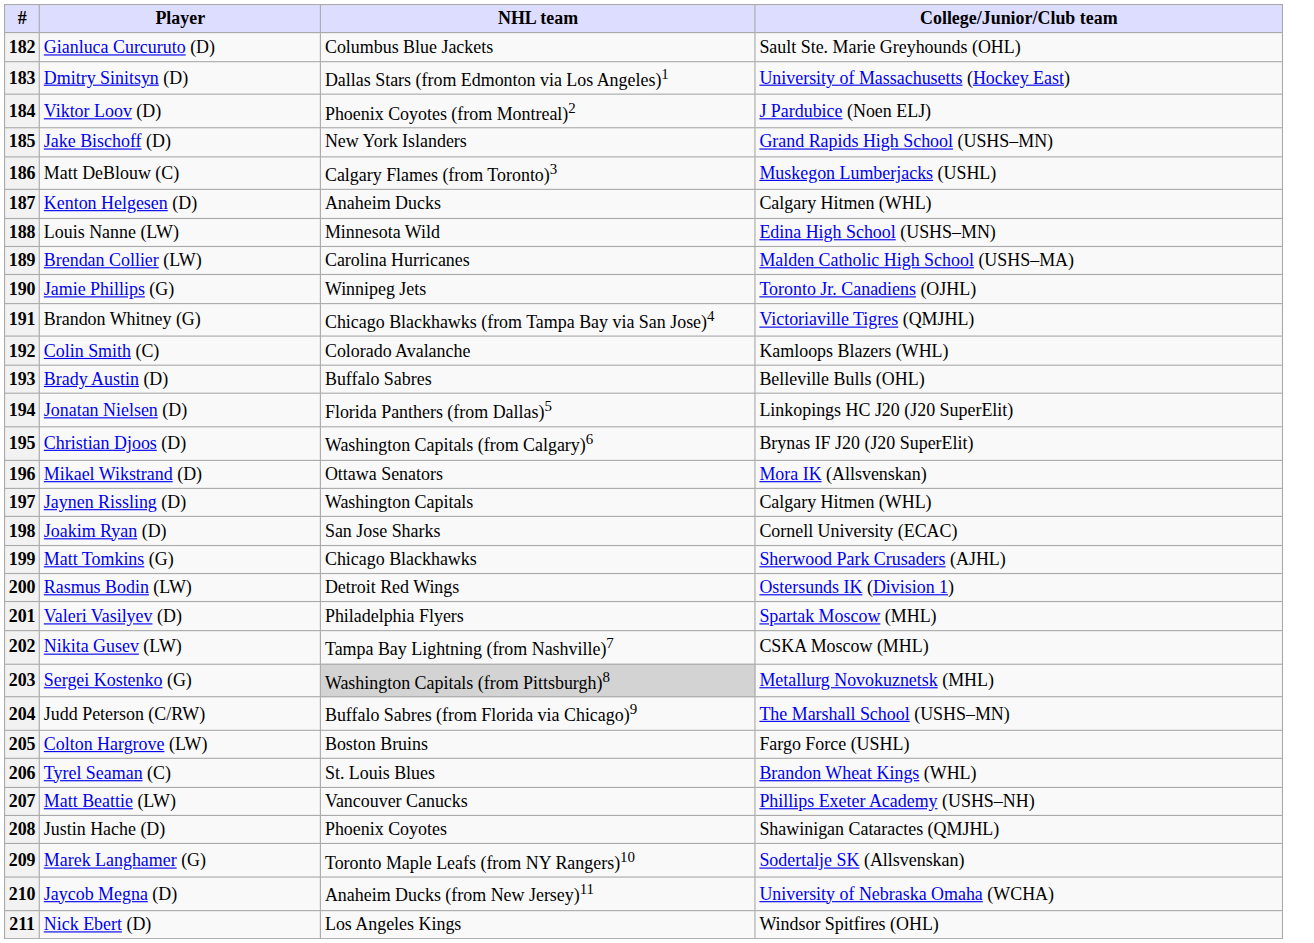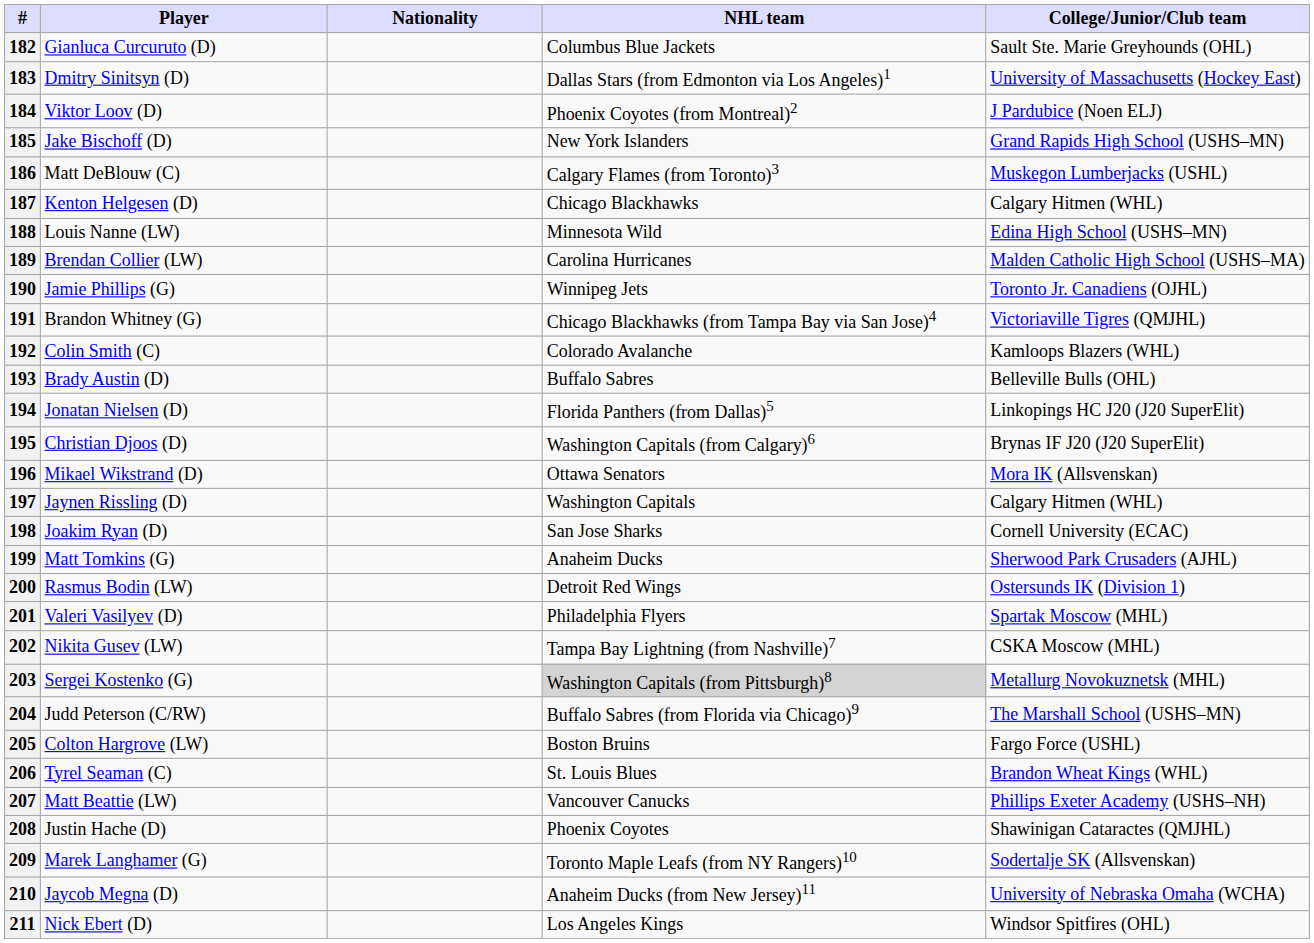+ column: (435, 18)
(383, 203) Anaheim Ducks -> (623, 203) Chicago Blackhawks
(401, 559) Chicago Blackhawks -> (605, 559) Anaheim Ducks
